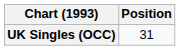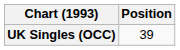(147, 34) 31 -> (147, 34) 39
